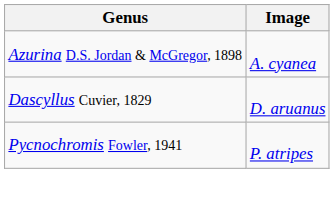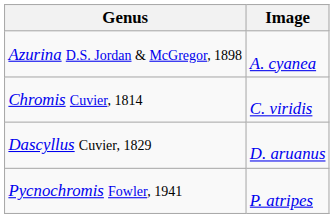+ row: (75, 99)
